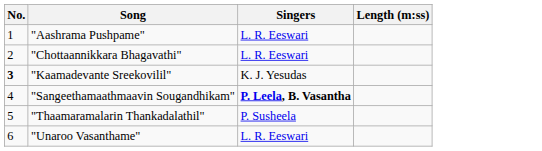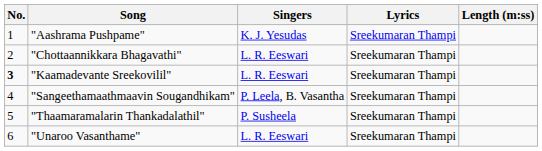+ column: (403, 14)
(274, 35) L. R. Eeswari -> (274, 35) K. J. Yesudas
(274, 75) K. J. Yesudas -> (274, 75) L. R. Eeswari
(296, 96) bold -> (292, 96) normal
